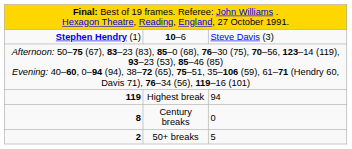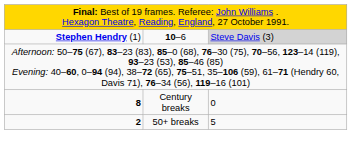(242, 37) no background -> (242, 37) lightgrey background
- row: (176, 97)
